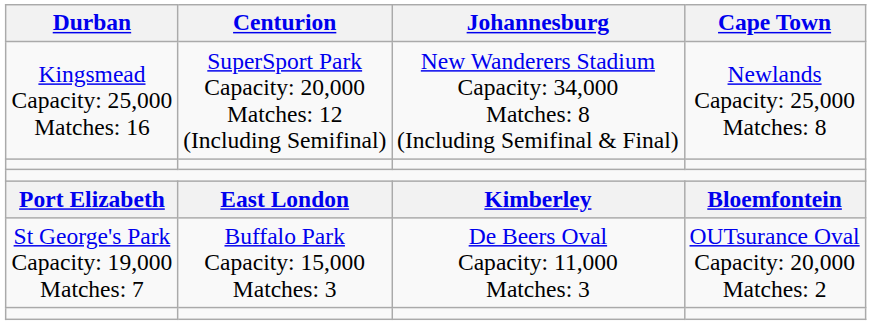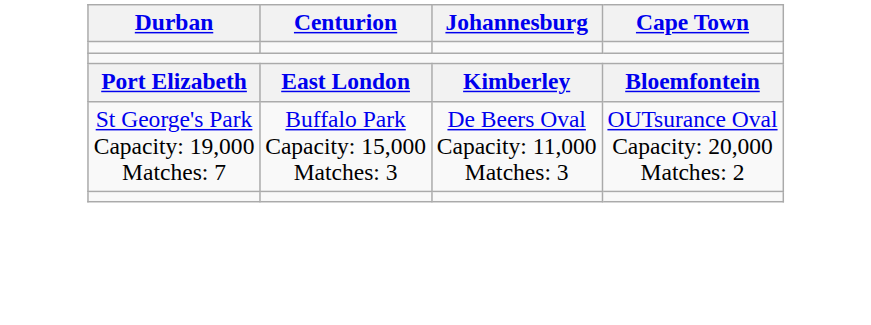- row: (92, 100)
